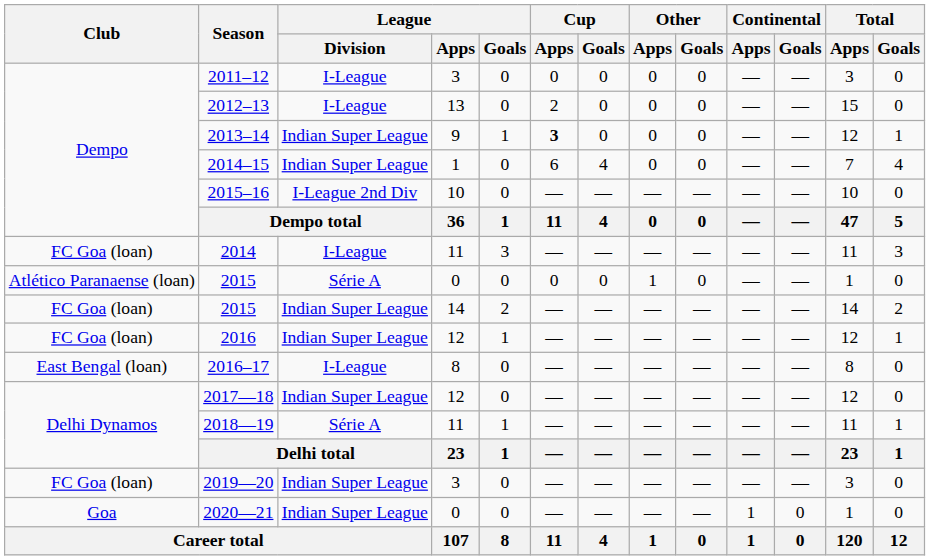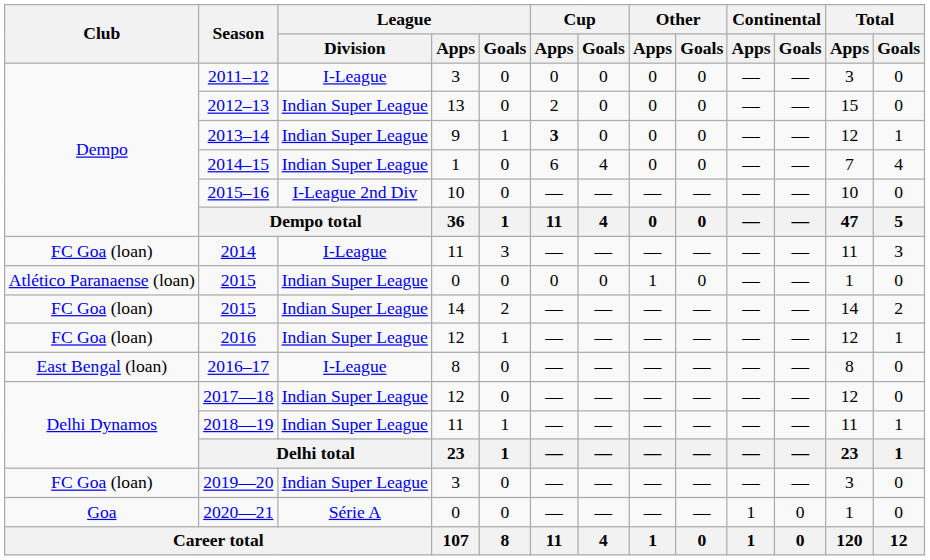(355, 106) I-League -> (355, 106) Indian Super League
(355, 280) Série A -> (355, 280) Indian Super League
(355, 425) Série A -> (355, 425) Indian Super League
(355, 511) Indian Super League -> (355, 511) Série A
